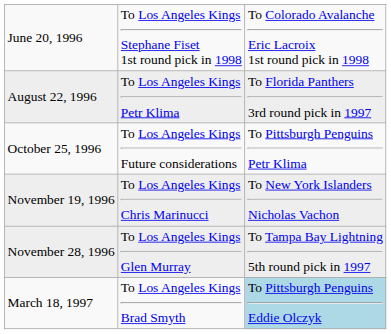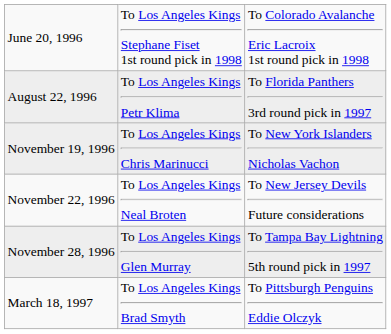- row: (54, 148)
+ row: (61, 200)
(315, 303) lightblue background -> (315, 303) no background
